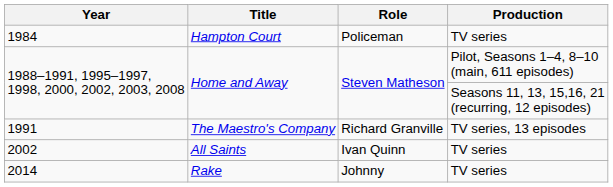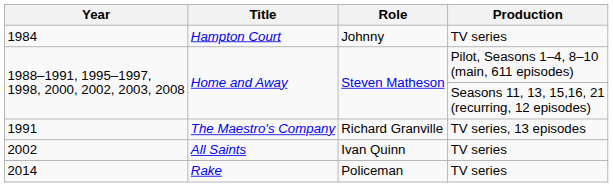(372, 36) Policeman -> (363, 36) Johnny
(363, 171) Johnny -> (372, 171) Policeman
